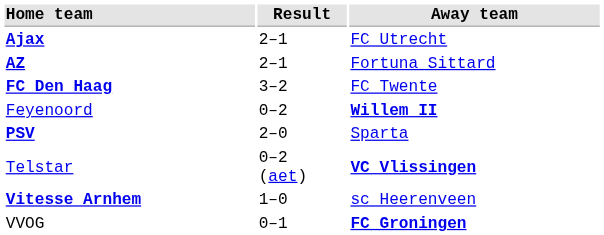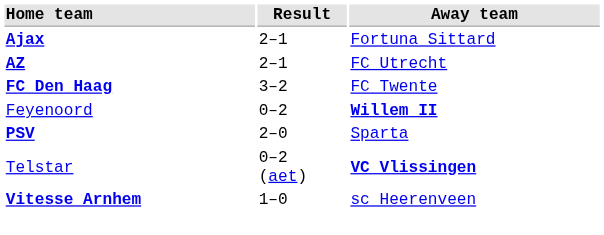(399, 40) FC Utrecht -> (423, 40) Fortuna Sittard
(423, 63) Fortuna Sittard -> (399, 63) FC Utrecht
- row: (25, 223)
